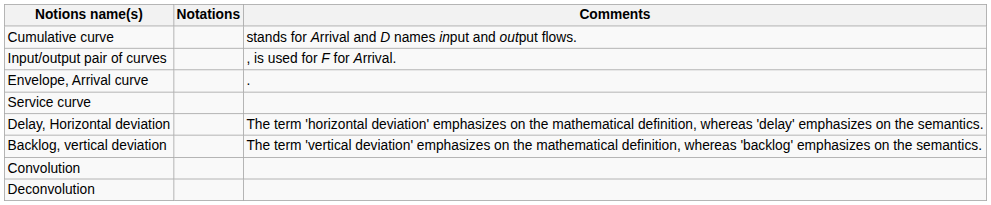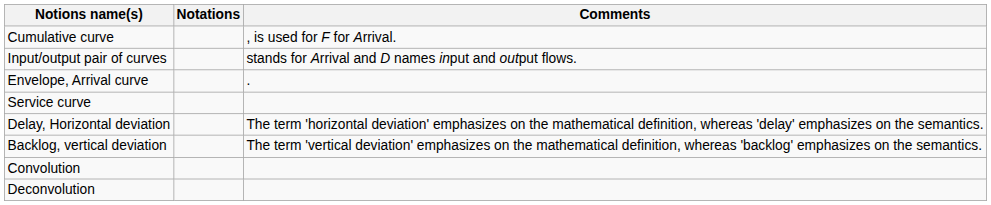(412, 37) stands for Arrival and D names input and output flows. -> (321, 37) , is used for F for Arrival.
(321, 59) , is used for F for Arrival. -> (412, 59) stands for Arrival and D names input and output flows.
